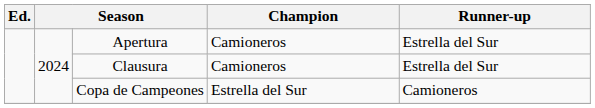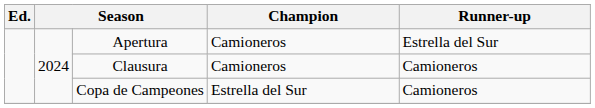(450, 66) Estrella del Sur -> (440, 66) Camioneros
